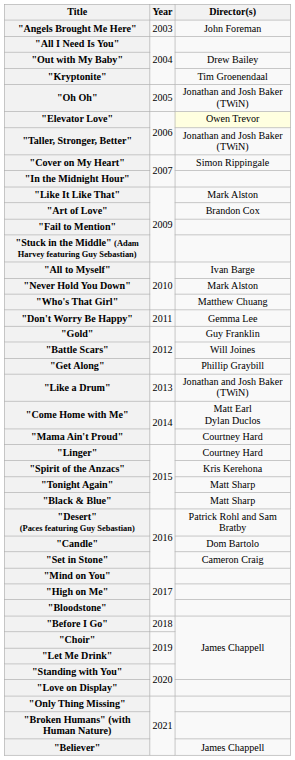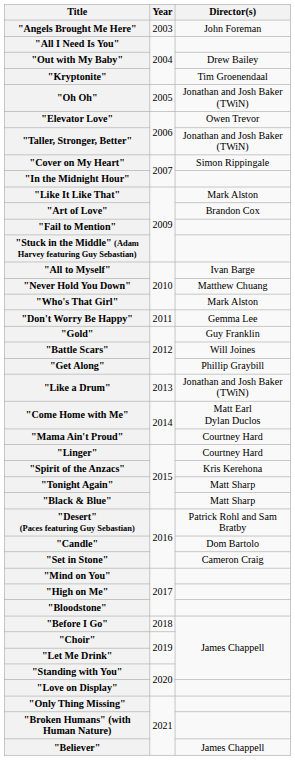(233, 119) lightyellow background -> (233, 119) no background
(233, 286) Mark Alston -> (233, 286) Matthew Chuang
(233, 302) Matthew Chuang -> (233, 302) Mark Alston
